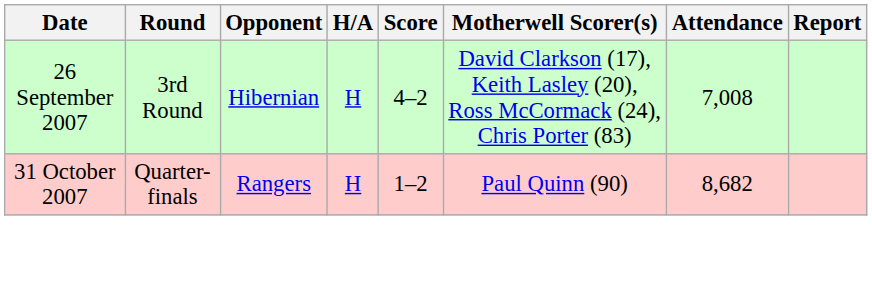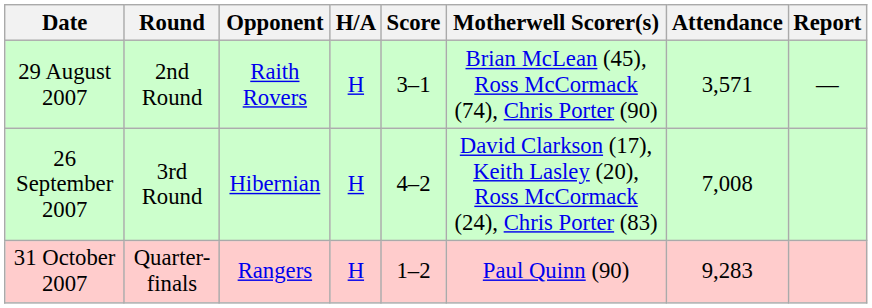+ row: (65, 84)
(727, 184) 8,682 -> (727, 271) 9,283
